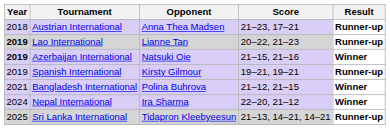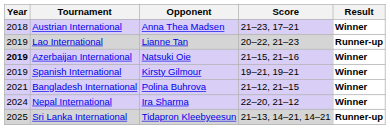(359, 27) Runner-up -> (351, 27) Winner
(17, 42) bold -> (17, 42) normal
(359, 72) Runner-up -> (351, 72) Winner
